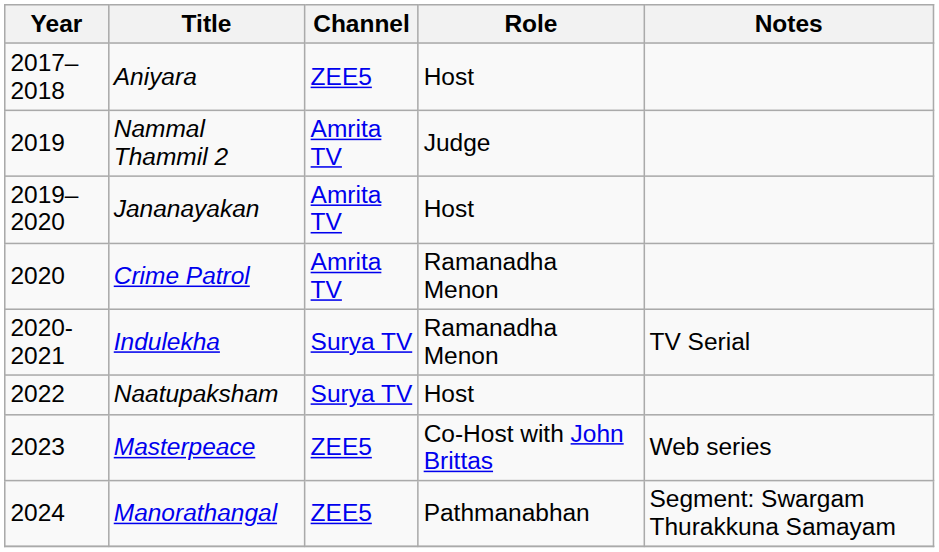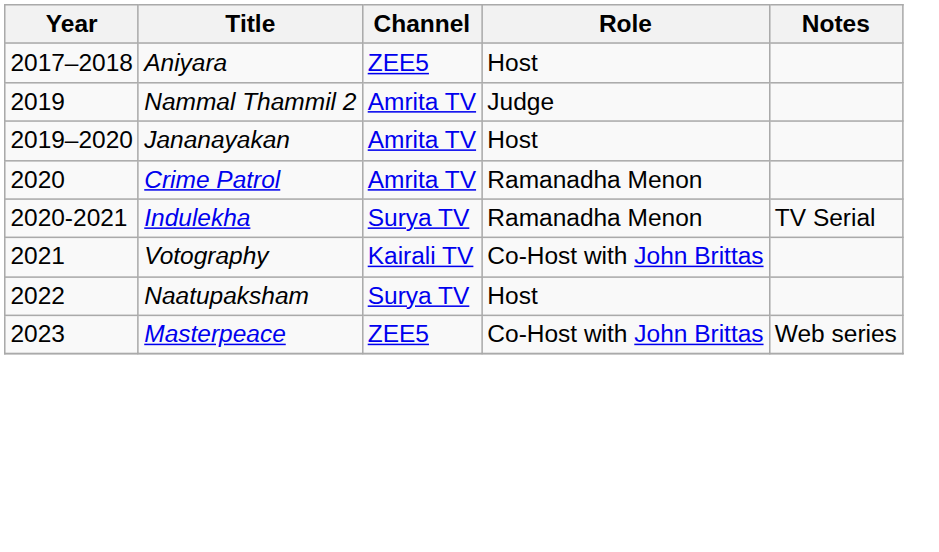+ row: (206, 256)
- row: (195, 513)
